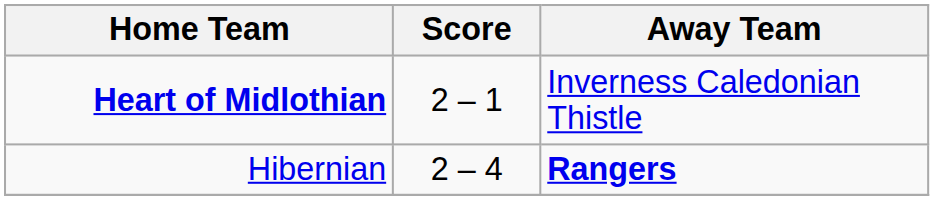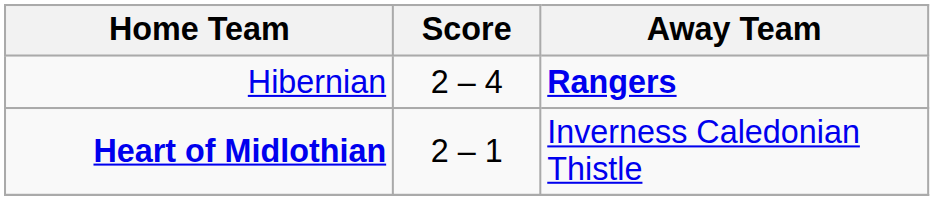rows swapped: (317, 169) <-> (240, 99)
